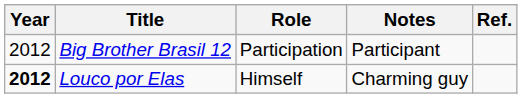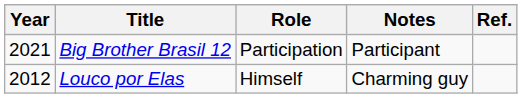(30, 49) 2012 -> (30, 49) 2021
(30, 79) bold -> (30, 79) normal
